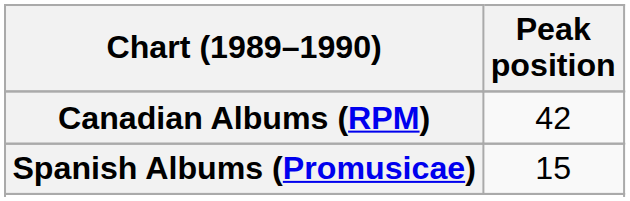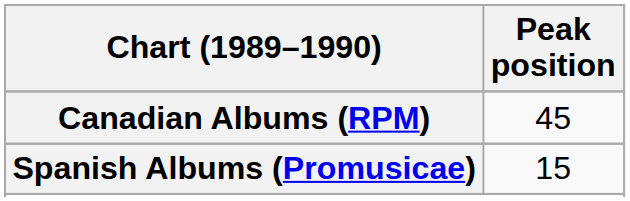(553, 117) 42 -> (553, 117) 45
